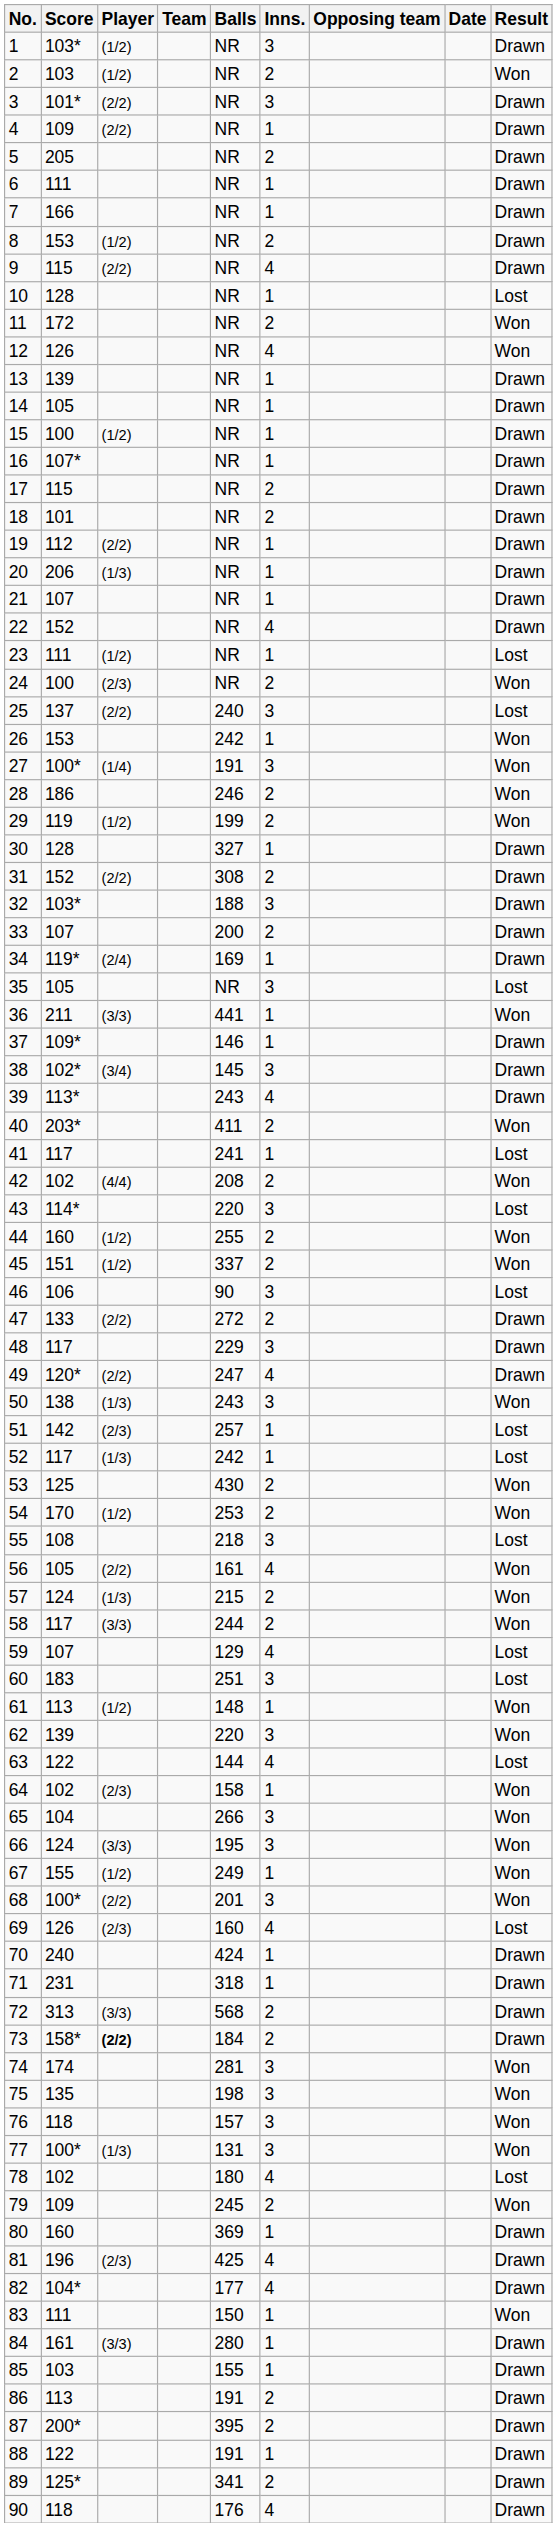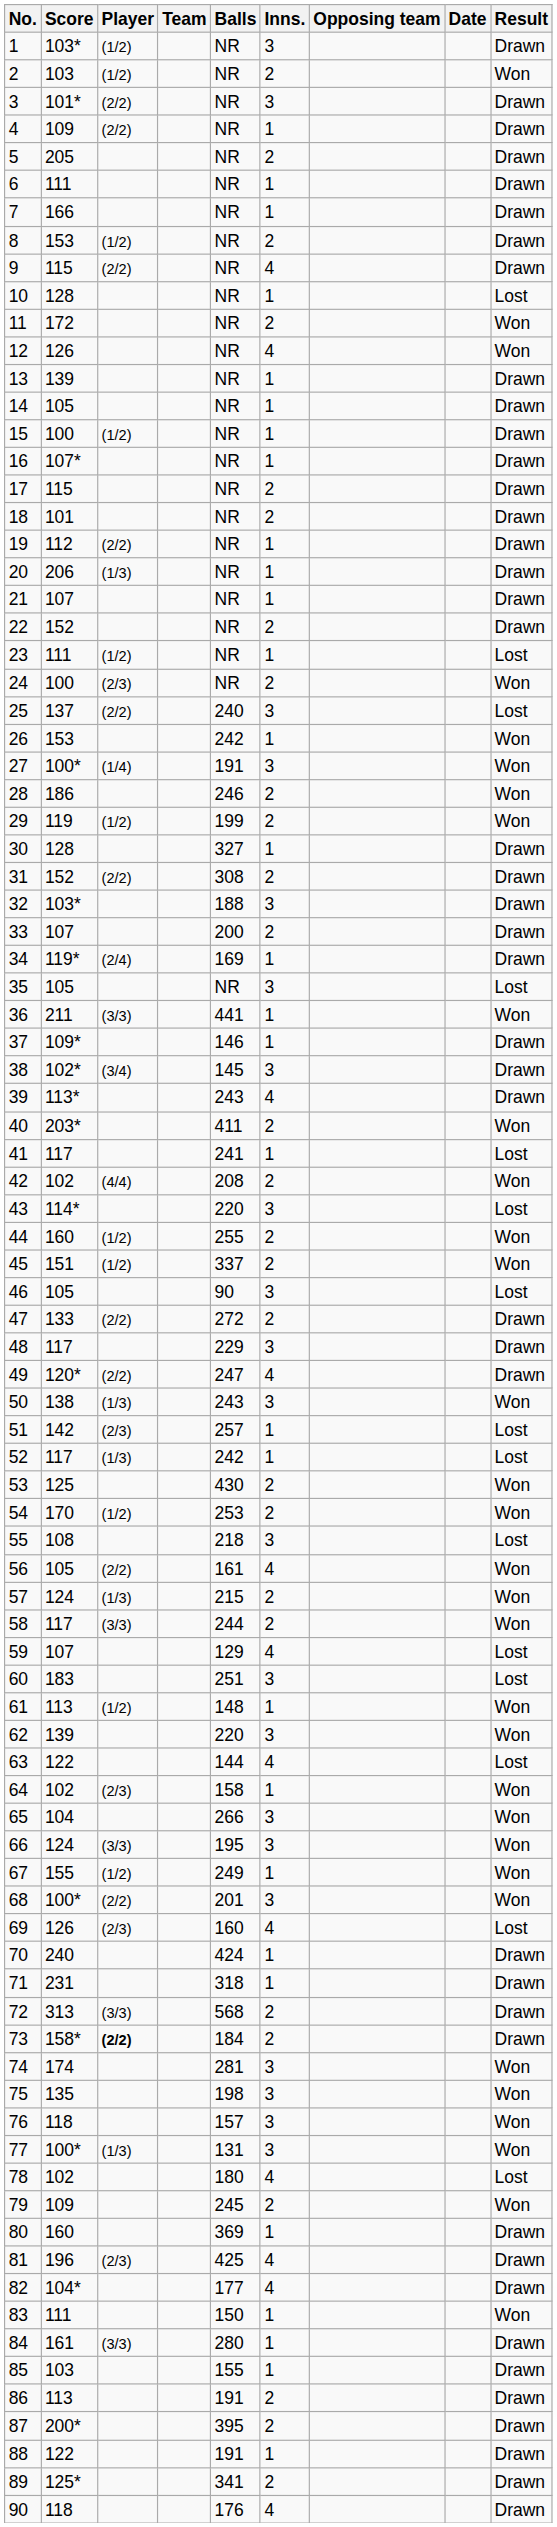(269, 627) 4 -> (269, 627) 2
(59, 1292) 106 -> (59, 1292) 105
